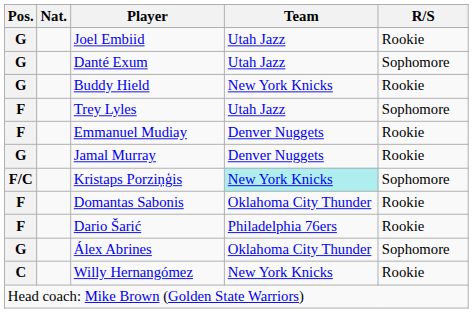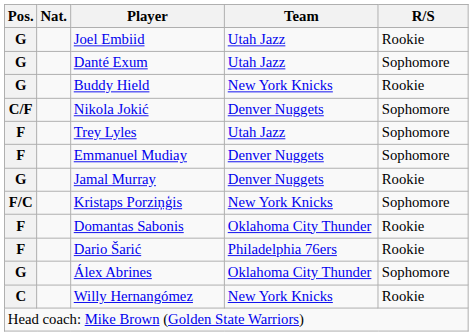+ row: (111, 109)
(403, 132) Rookie -> (416, 156) Sophomore
(280, 179) paleturquoise background -> (280, 202) no background
